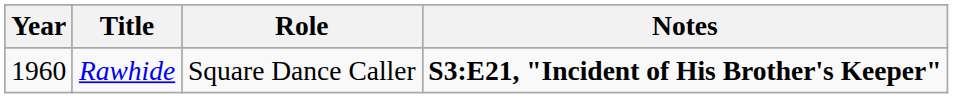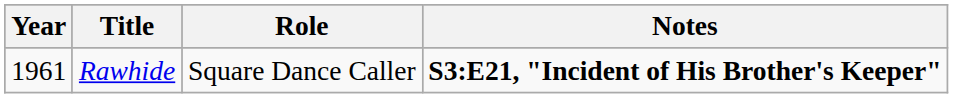(39, 69) 1960 -> (39, 69) 1961
